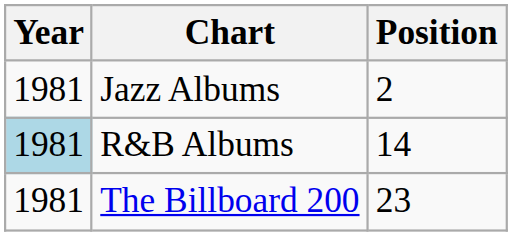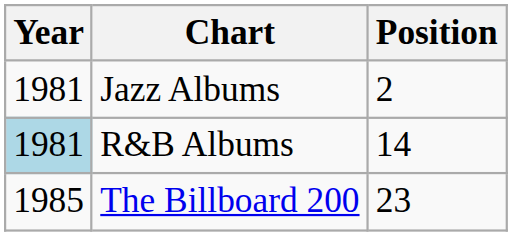(49, 200) 1981 -> (49, 200) 1985
